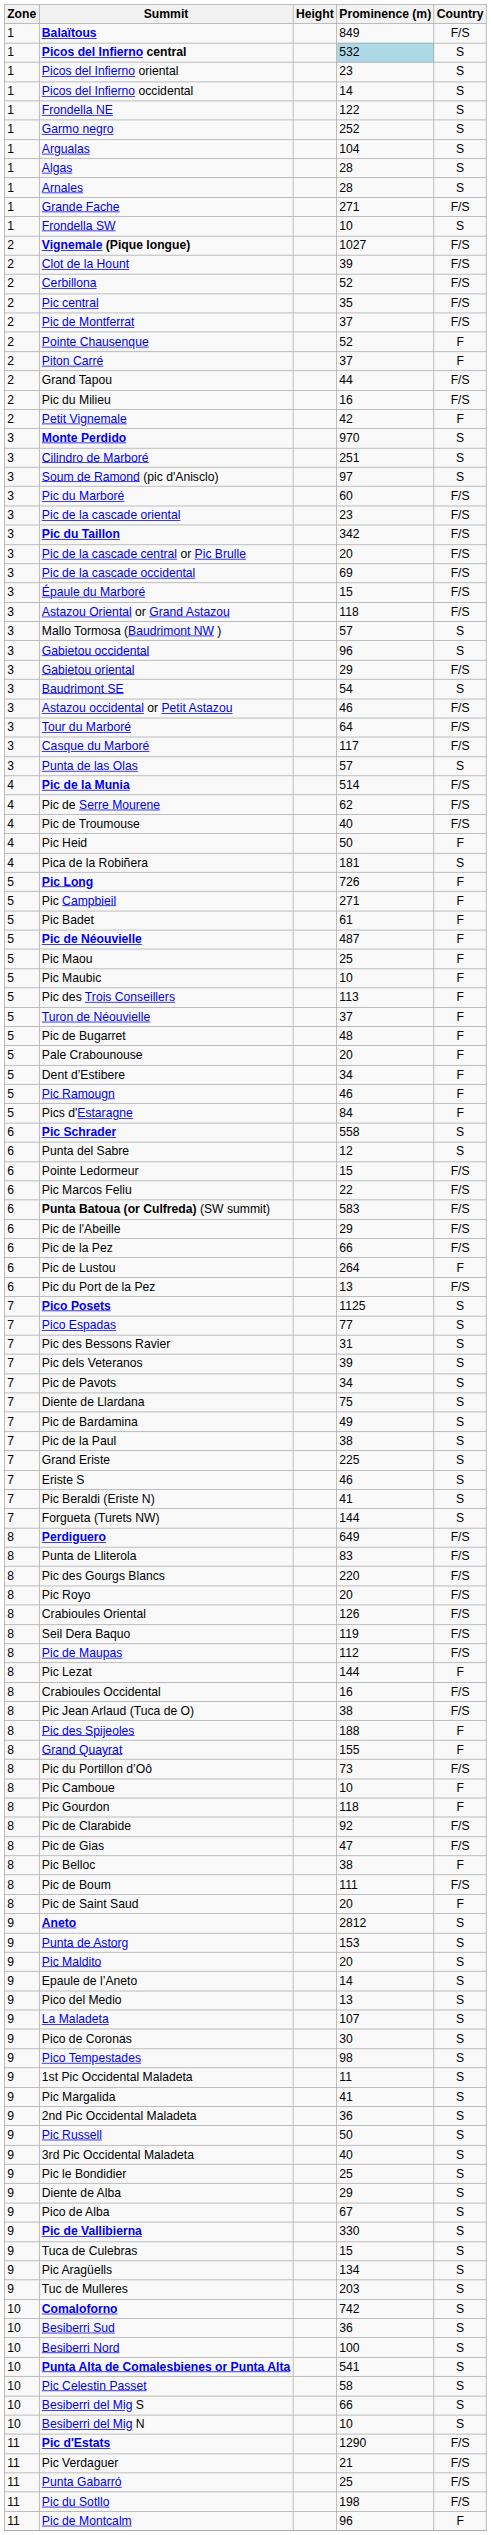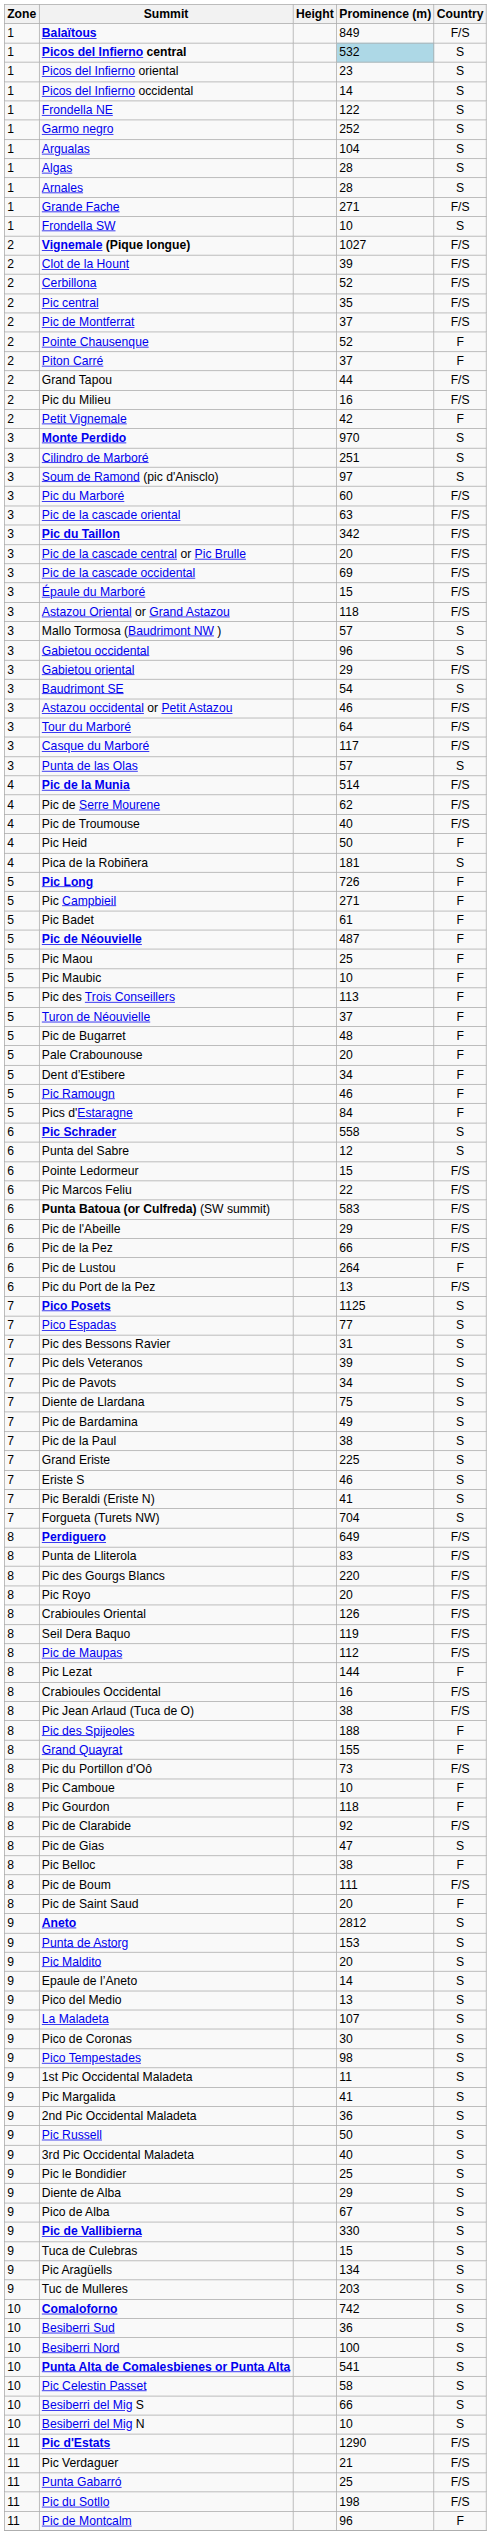(346, 515) 23 -> (346, 515) 63
(349, 1518) 144 -> (349, 1518) 704
(460, 1846) F/S -> (460, 1846) S
